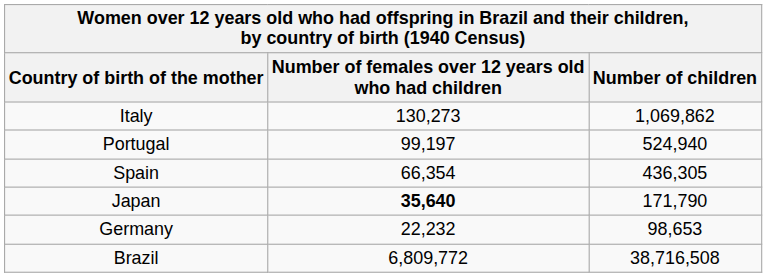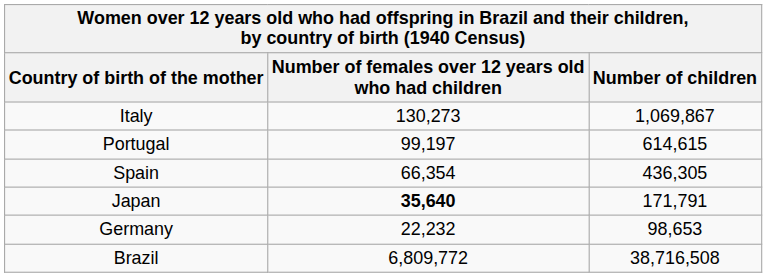(675, 115) 1,069,862 -> (675, 115) 1,069,867
(675, 144) 524,940 -> (675, 144) 614,615
(675, 201) 171,790 -> (675, 201) 171,791
